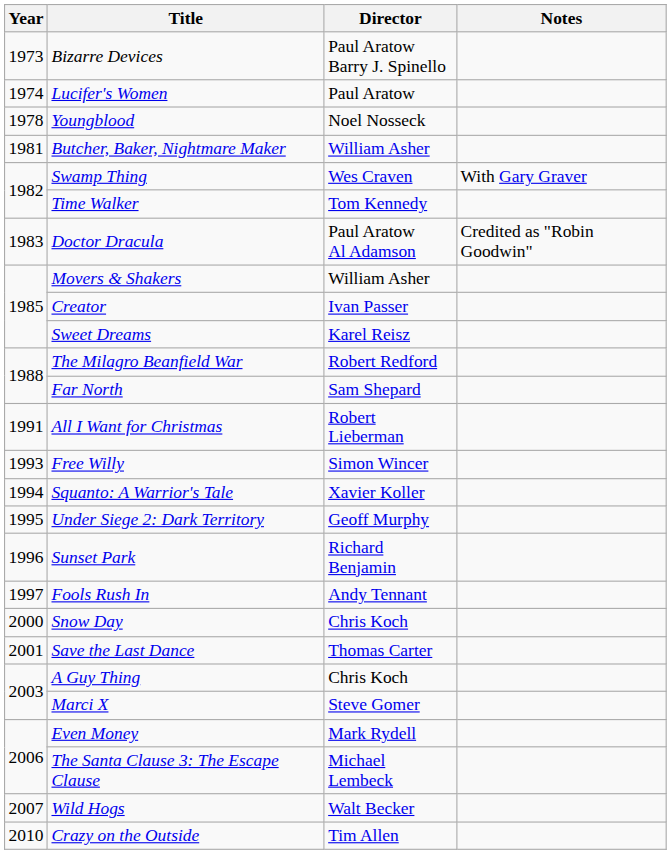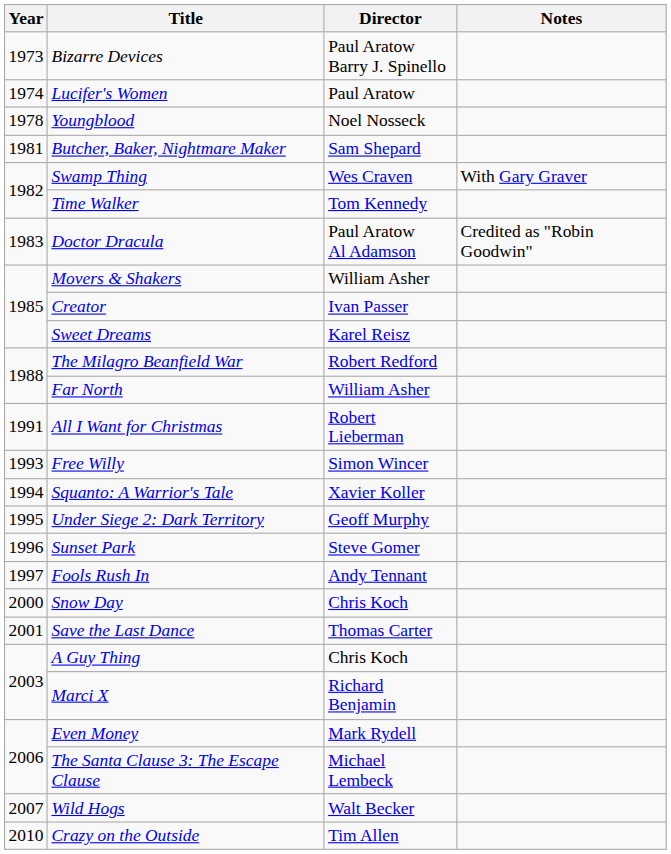(379, 148) William Asher -> (374, 148) Sam Shepard
(374, 389) Sam Shepard -> (379, 389) William Asher
(362, 557) Richard Benjamin -> (374, 547) Steve Gomer
(374, 705) Steve Gomer -> (362, 695) Richard Benjamin
